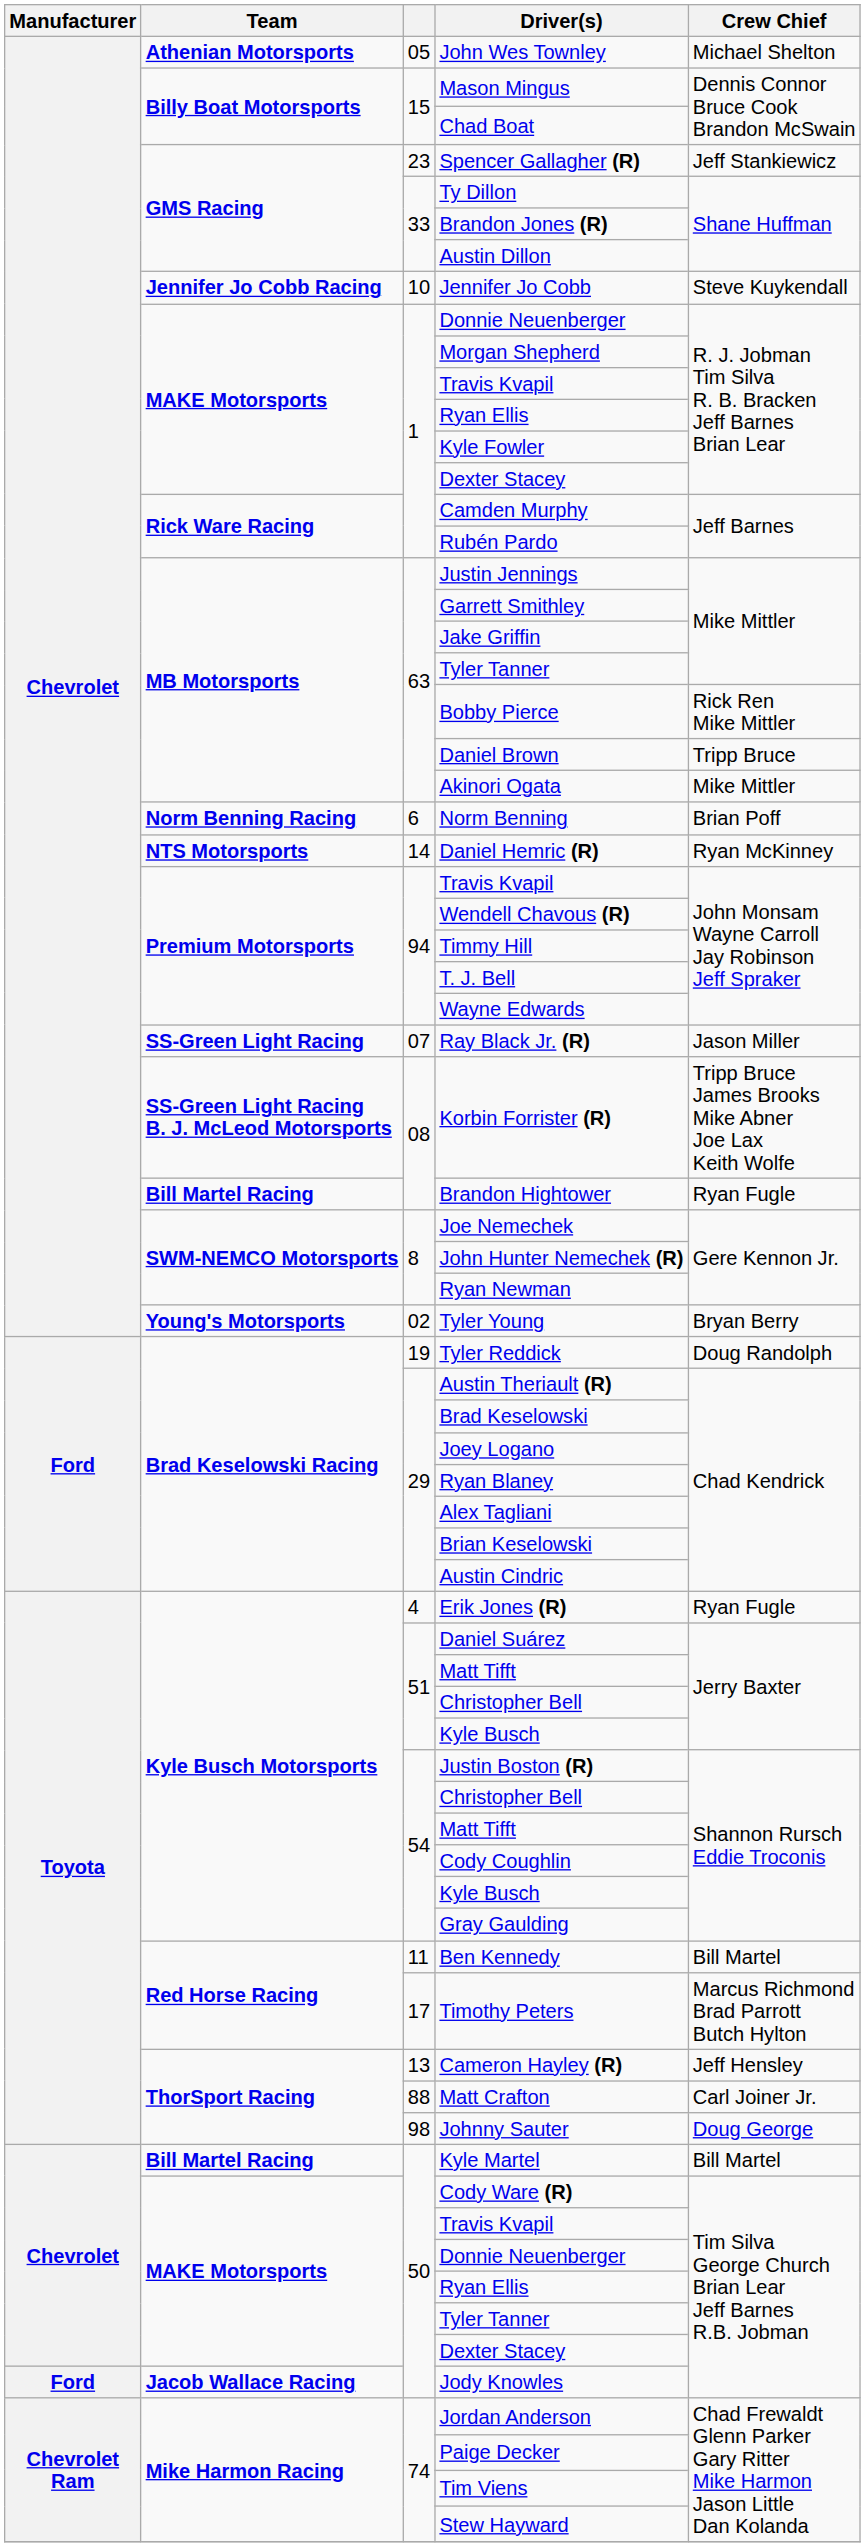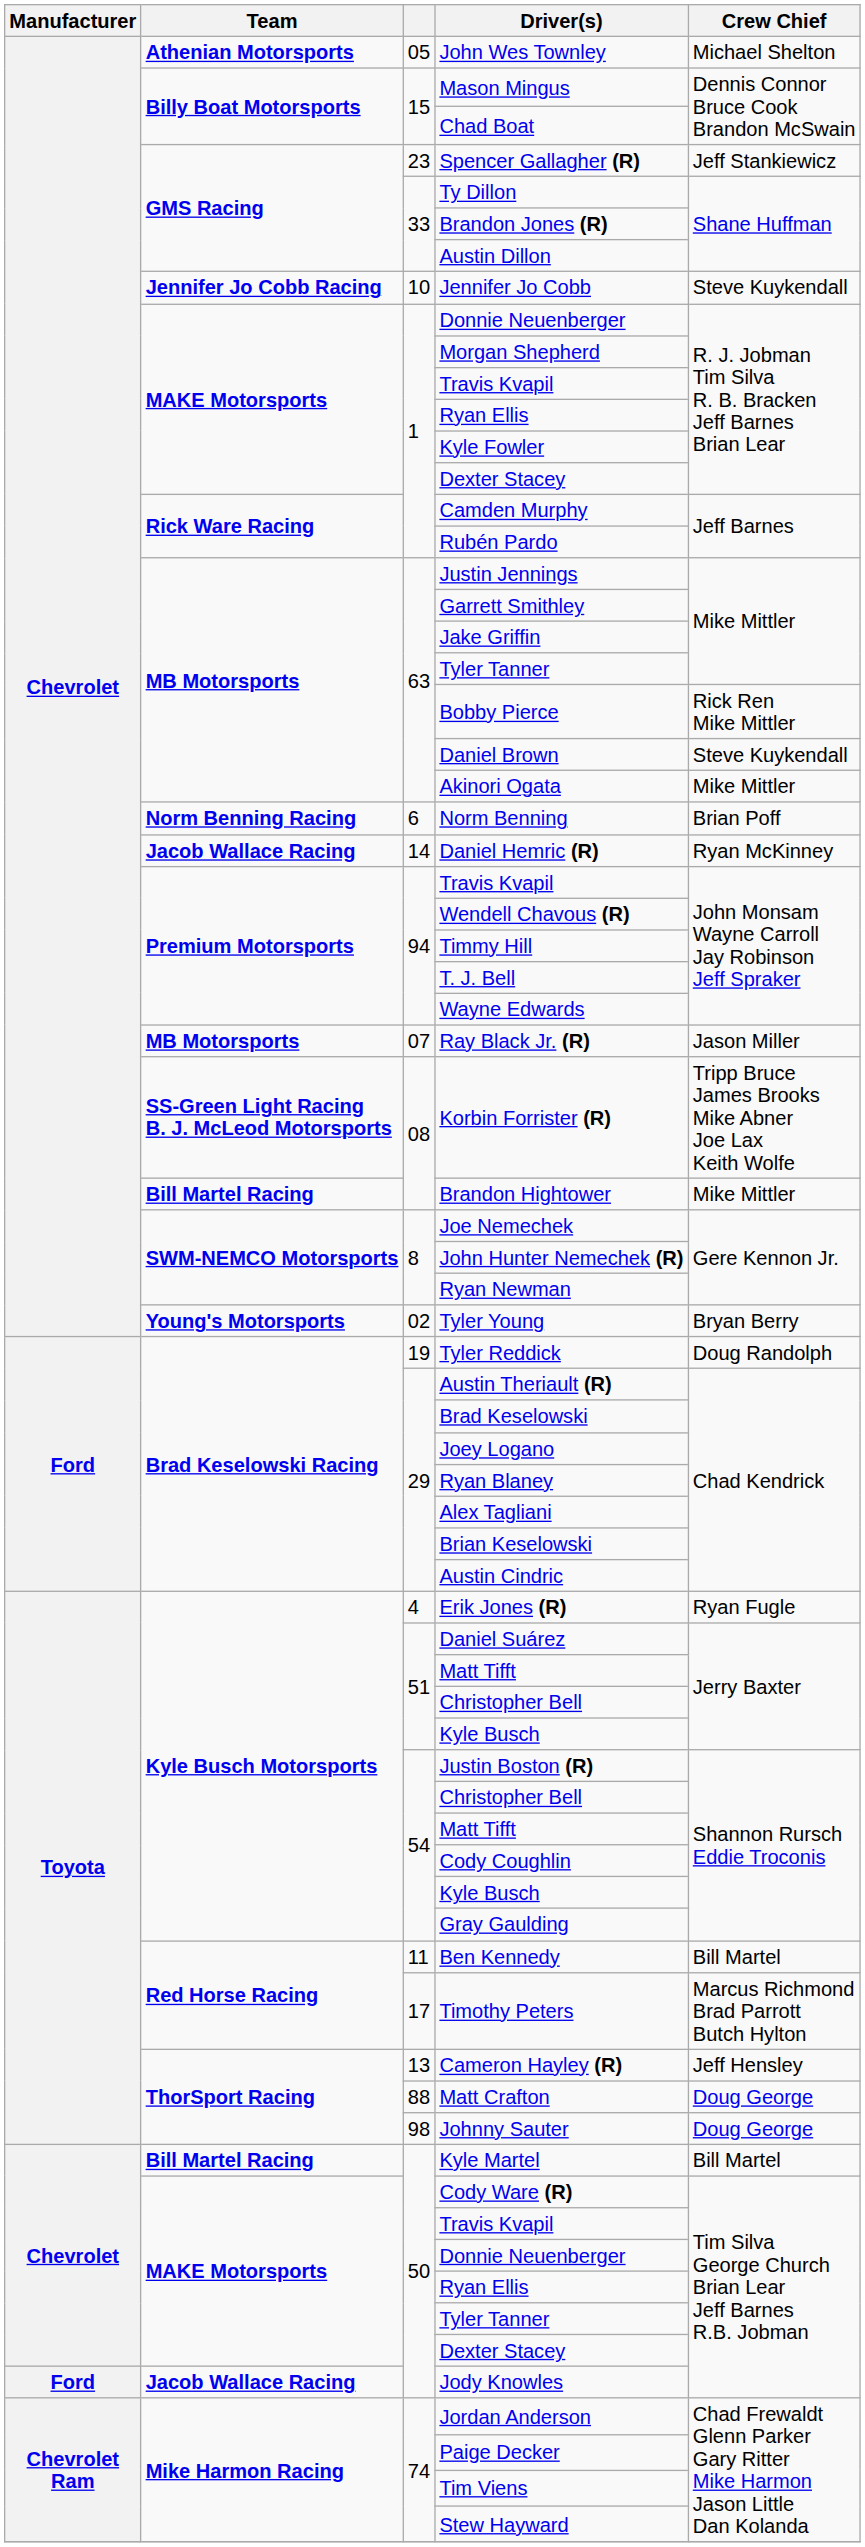(744, 755) Tripp Bruce -> (770, 755) Steve Kuykendall
(227, 850) NTS Motorsports -> (251, 850) Jacob Wallace Racing
(255, 1041) SS-Green Light Racing -> (223, 1041) MB Motorsports
(744, 1194) Ryan Fugle -> (744, 1194) Mike Mittler
(755, 2097) Carl Joiner Jr. -> (753, 2097) Doug George
